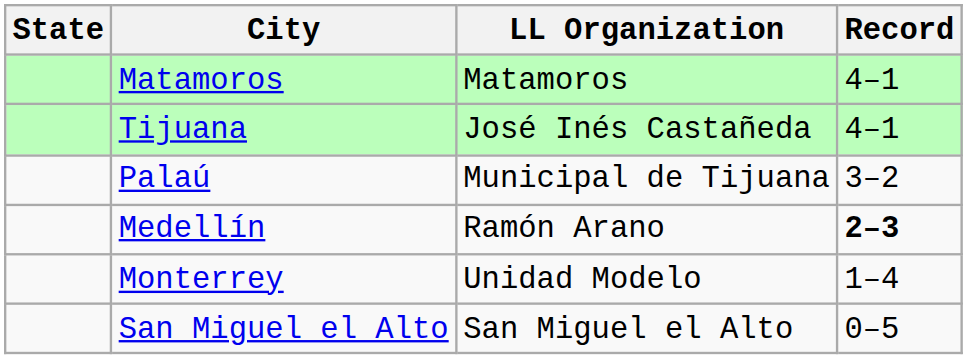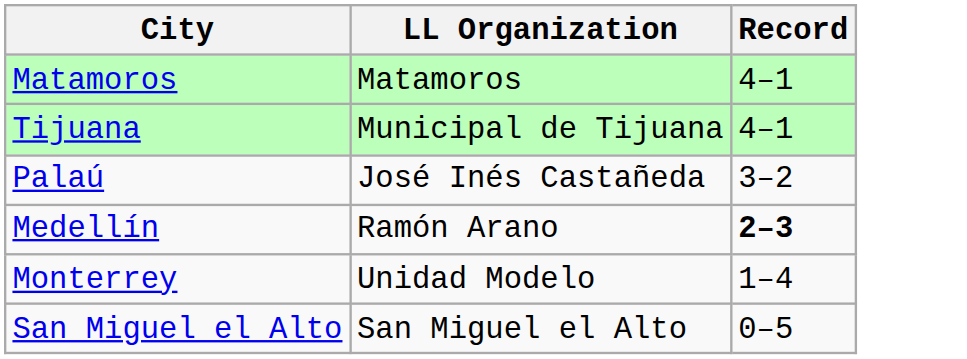- column: (58, 30)
(637, 130) José Inés Castañeda -> (540, 130) Municipal de Tijuana
(647, 179) Municipal de Tijuana -> (531, 179) José Inés Castañeda
